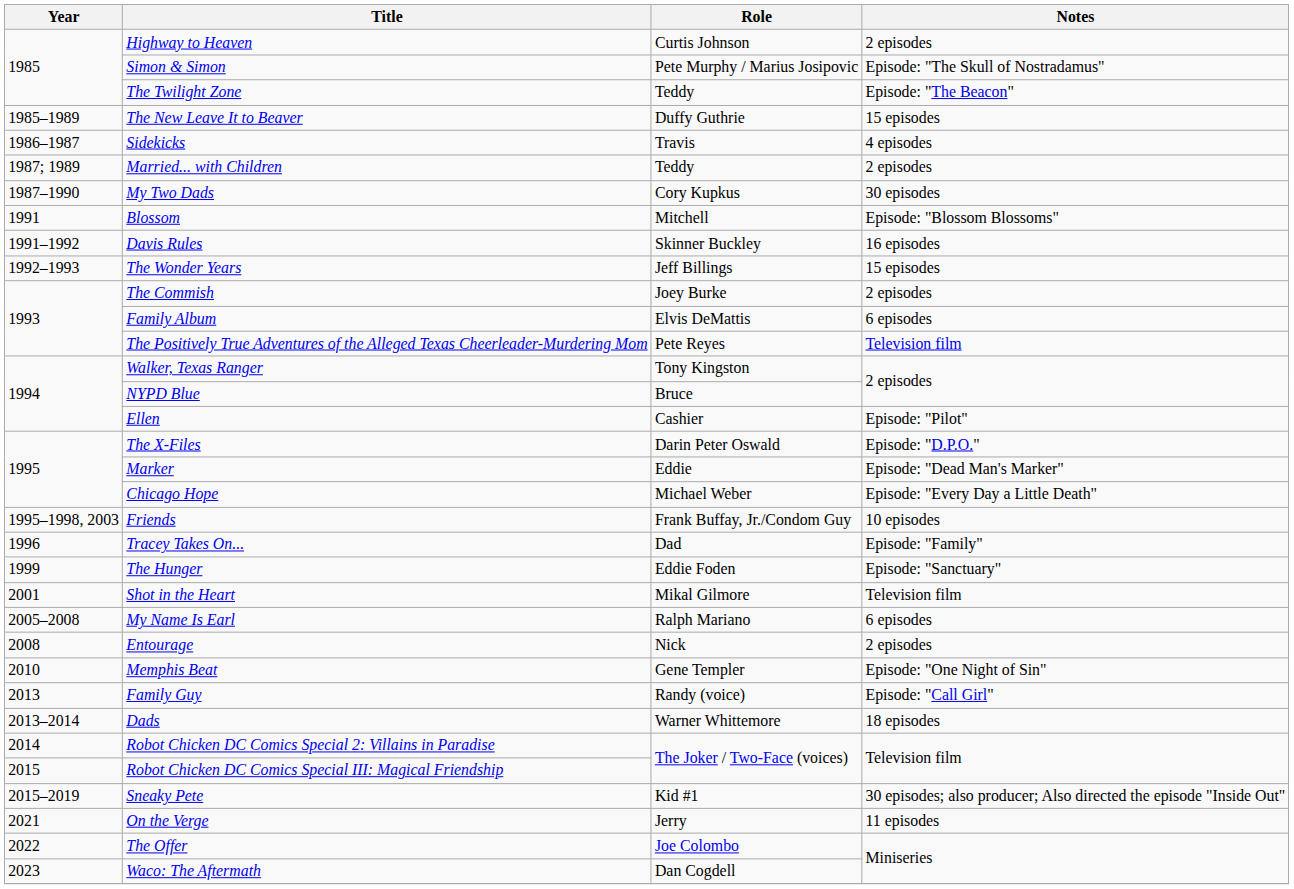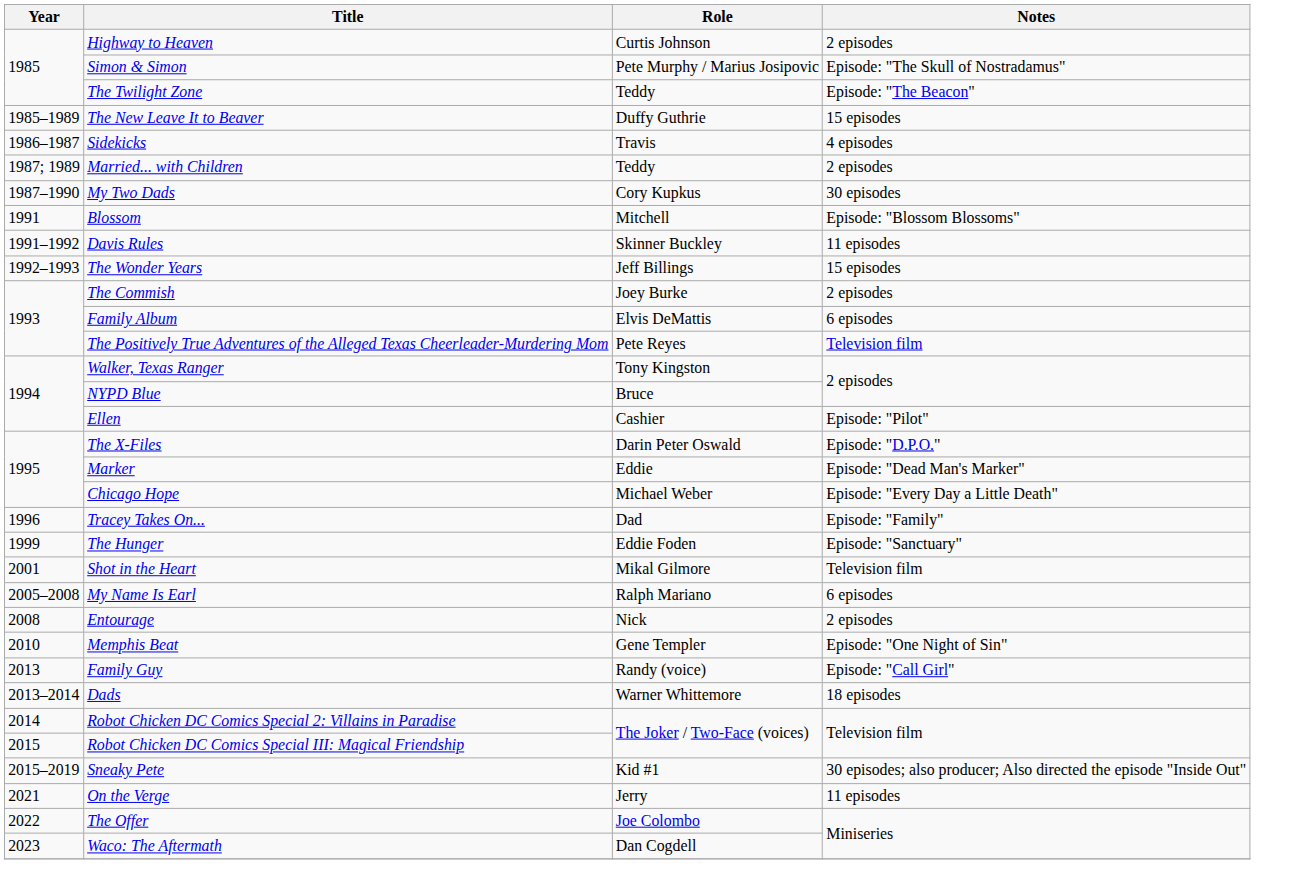(903, 243) 16 episodes -> (863, 243) 11 episodes
- row: (151, 519)
